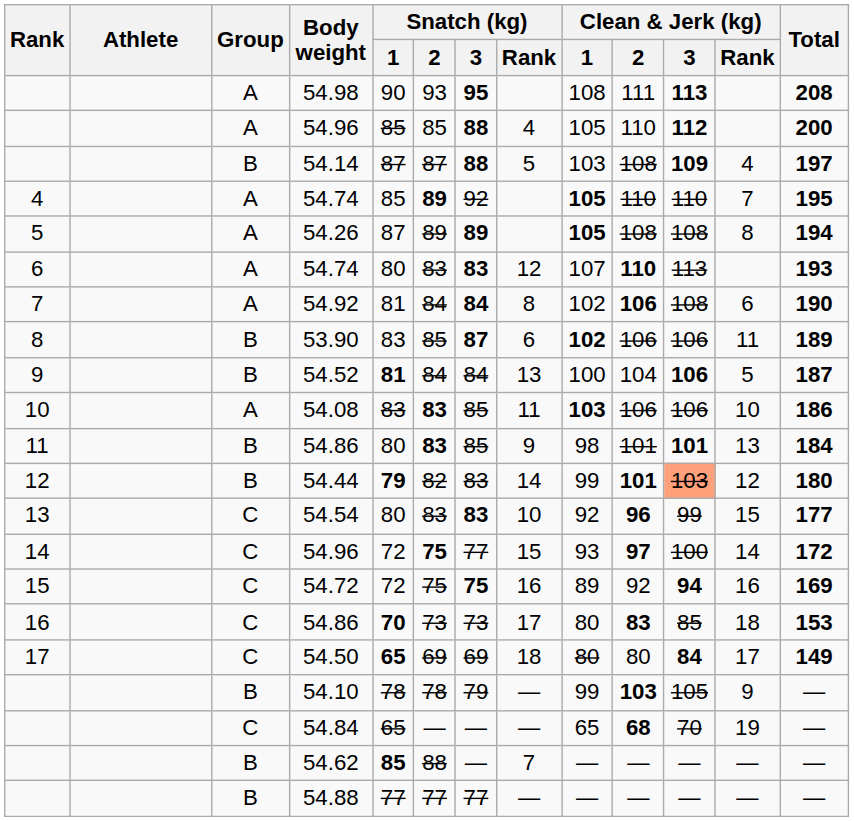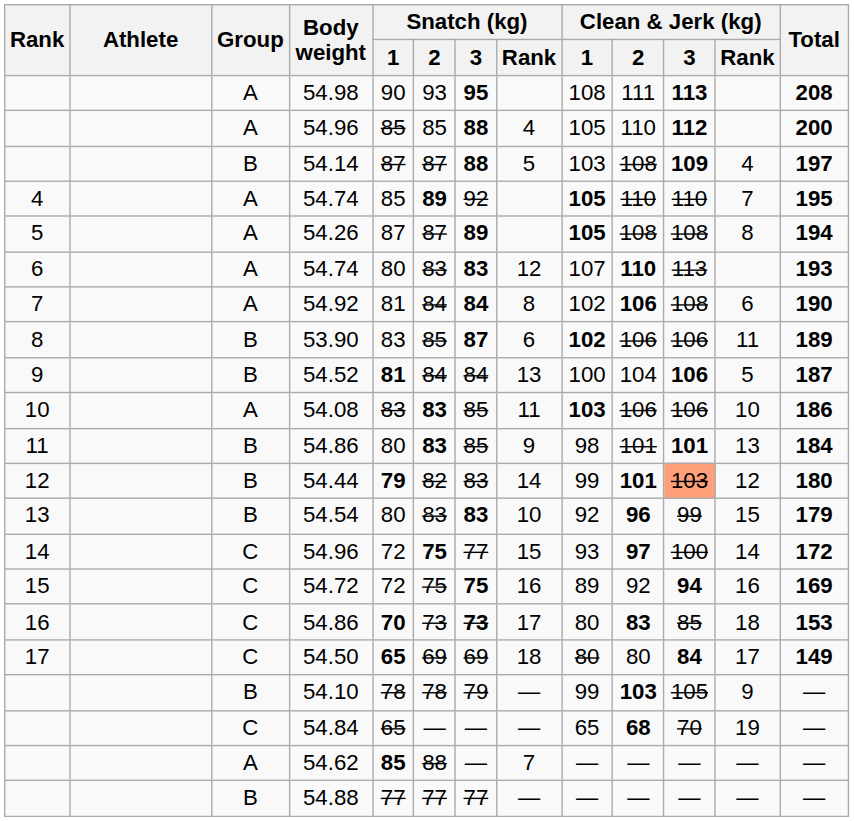(435, 233) 89 -> (435, 233) 87
(250, 515) C -> (250, 515) B
(814, 515) 177 -> (814, 515) 179
(476, 621) normal -> (476, 621) bold
(250, 762) B -> (250, 762) A
